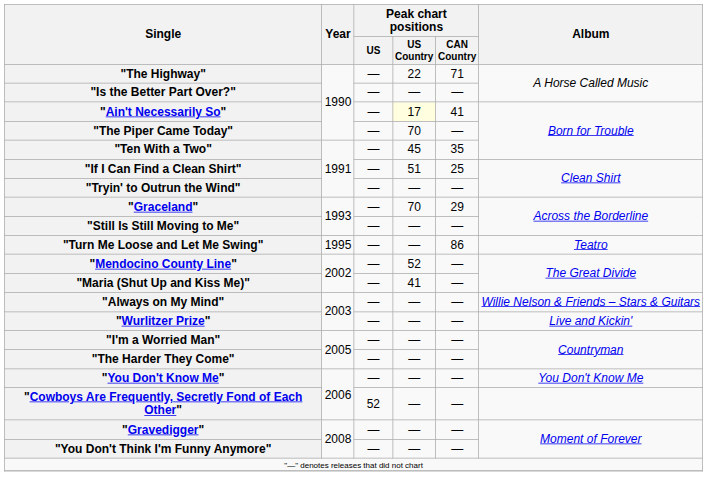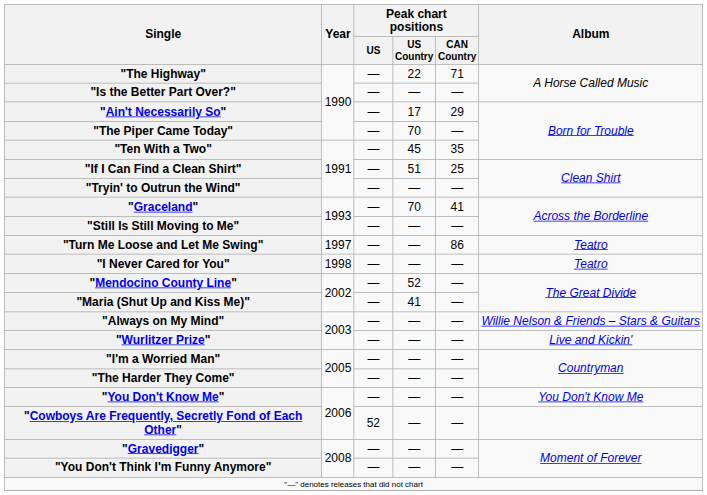(414, 111) lightyellow background -> (414, 111) no background
(457, 111) 41 -> (457, 111) 29
(457, 206) 29 -> (457, 206) 41
(338, 245) 1995 -> (338, 245) 1997
+ row: (163, 264)
